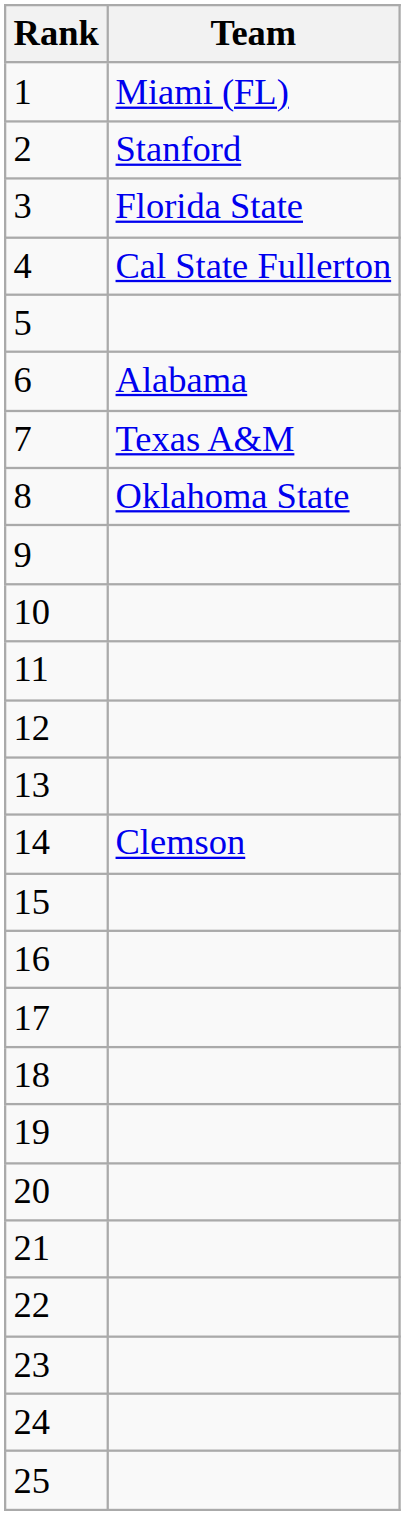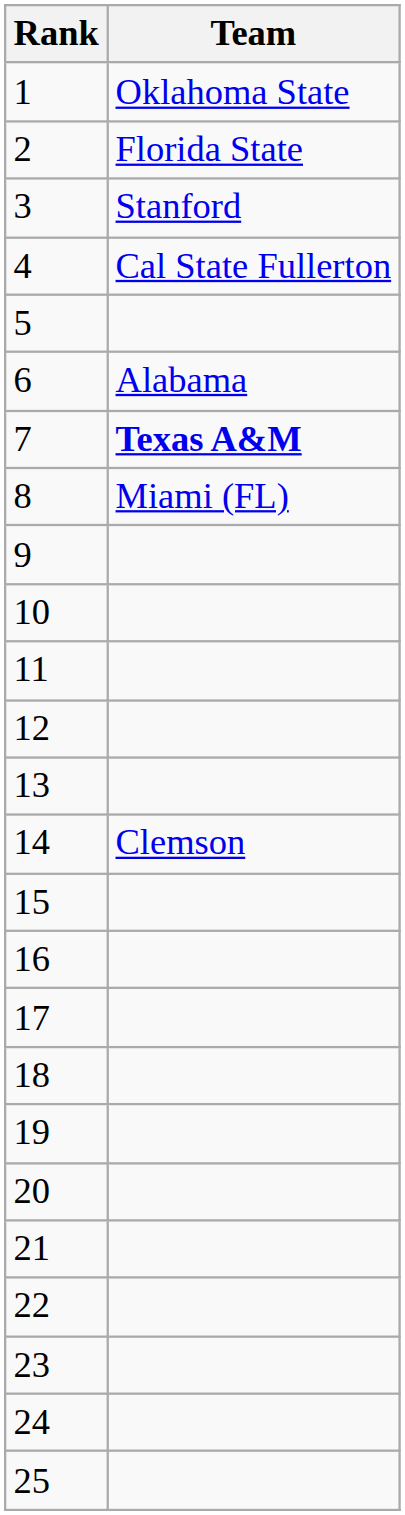(202, 91) Miami (FL) -> (233, 91) Oklahoma State
(178, 149) Stanford -> (209, 149) Florida State
(209, 206) Florida State -> (178, 206) Stanford
(205, 438) normal -> (209, 438) bold
(233, 496) Oklahoma State -> (202, 496) Miami (FL)
